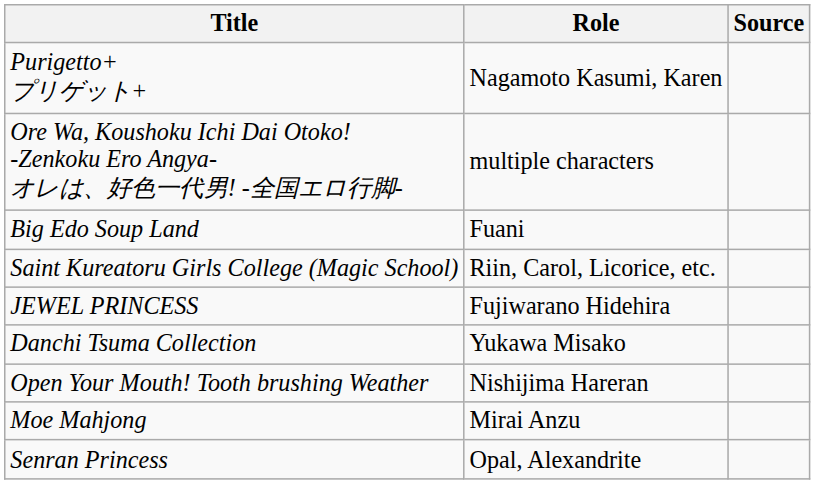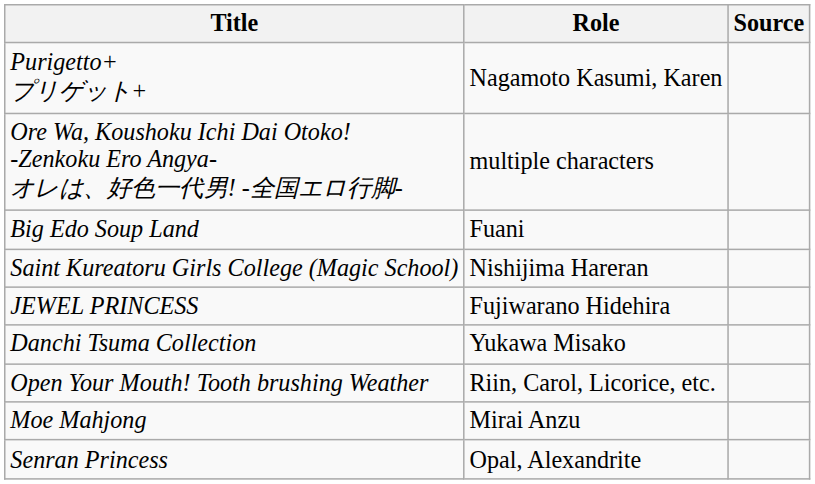(593, 267) Riin, Carol, Licorice, etc. -> (559, 267) Nishijima Hareran
(559, 382) Nishijima Hareran -> (593, 382) Riin, Carol, Licorice, etc.
